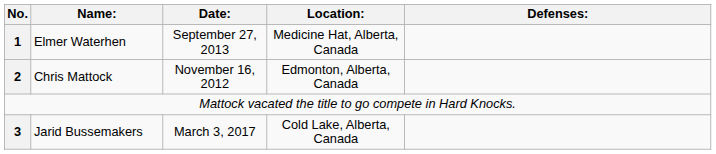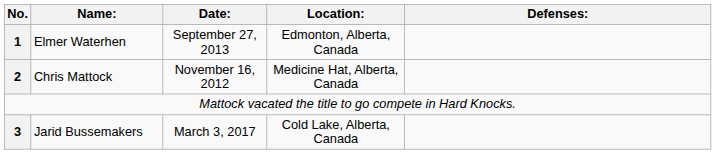(336, 42) Medicine Hat, Alberta, Canada -> (336, 42) Edmonton, Alberta, Canada
(336, 76) Edmonton, Alberta, Canada -> (336, 76) Medicine Hat, Alberta, Canada
